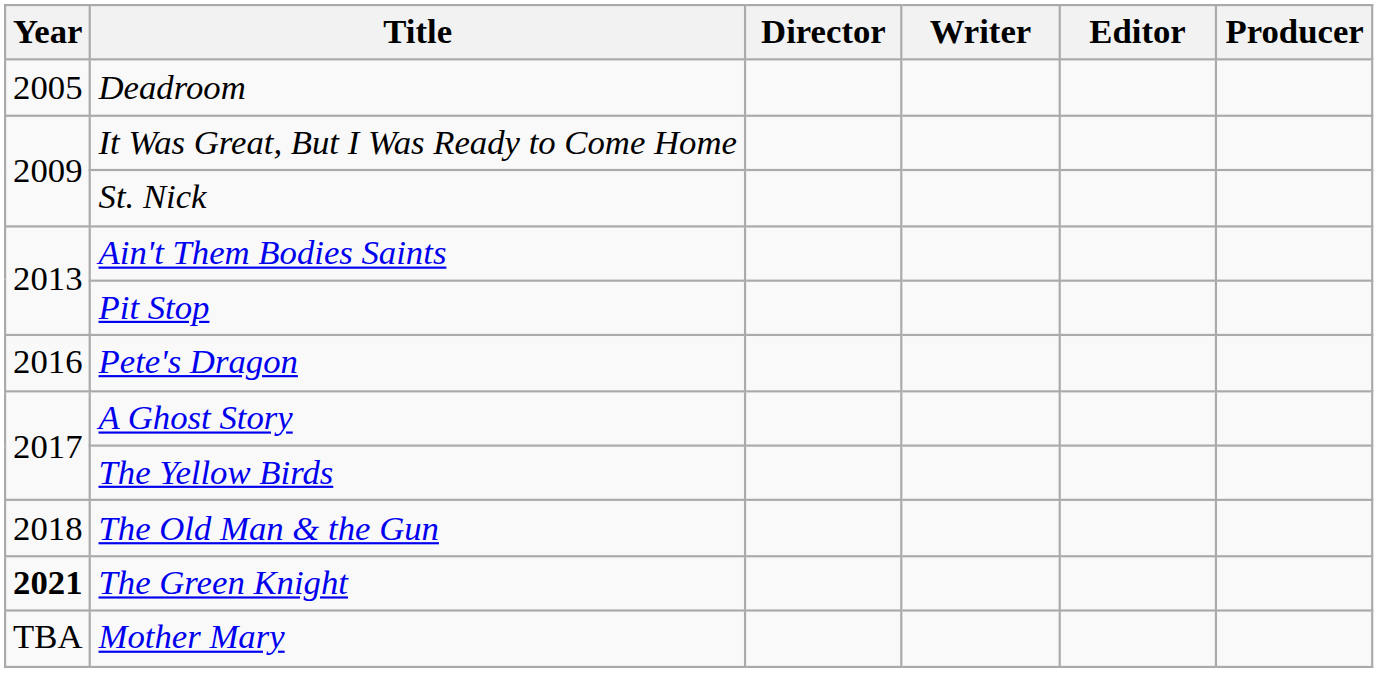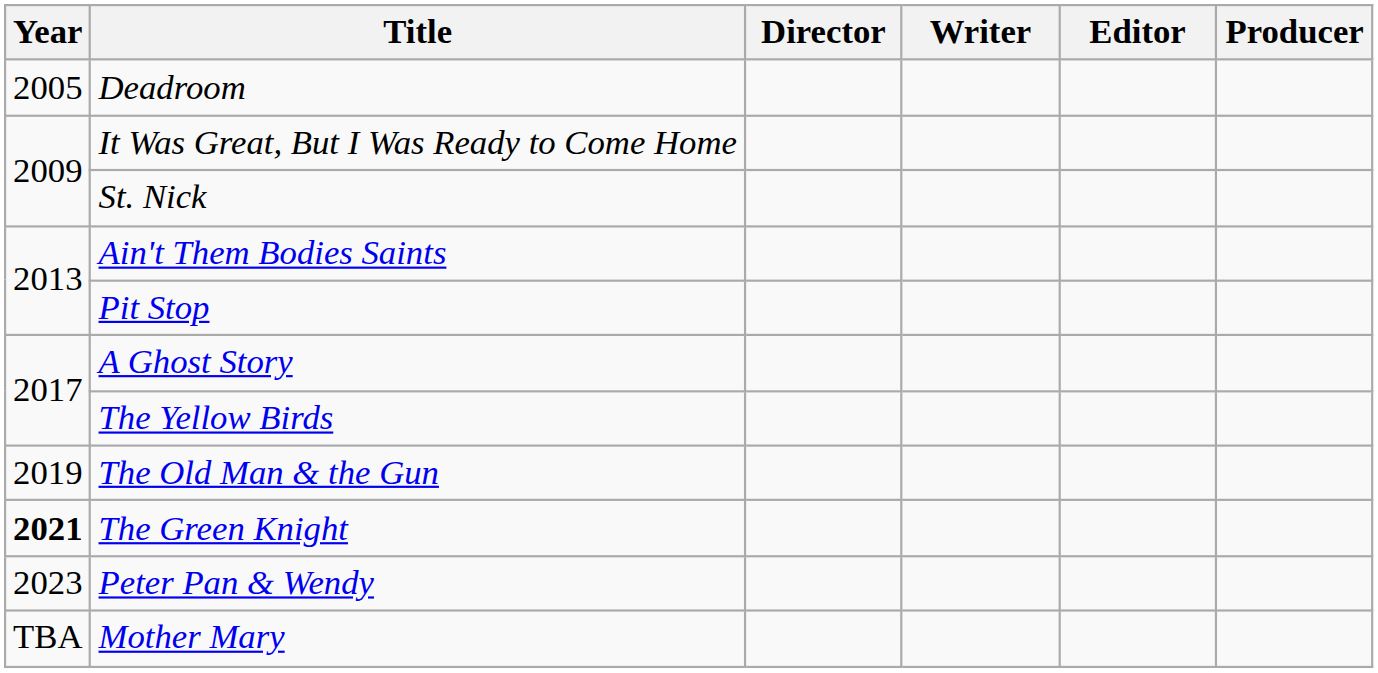- row: (198, 362)
(48, 527) 2018 -> (48, 472) 2019
+ row: (236, 582)
